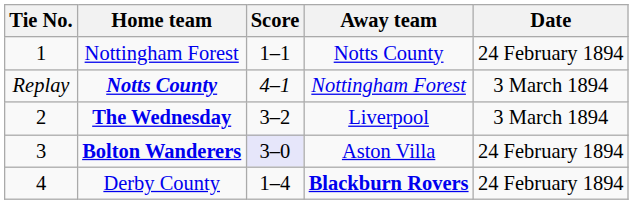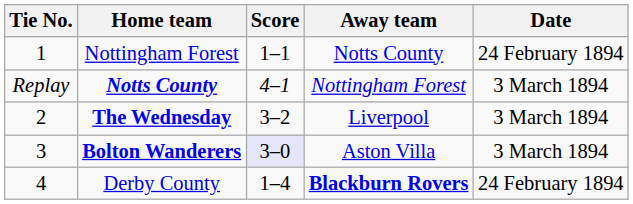(551, 150) 24 February 1894 -> (551, 150) 3 March 1894
